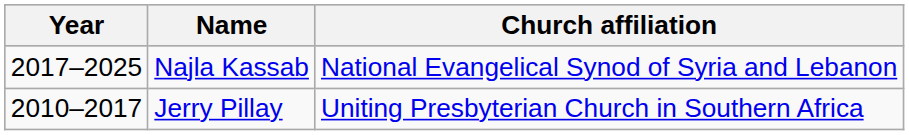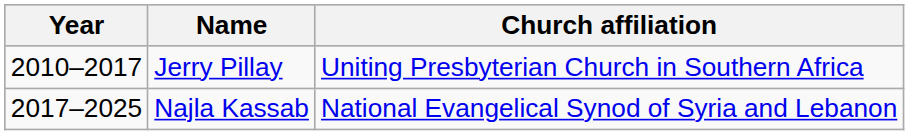rows swapped: (218, 108) <-> (232, 66)
